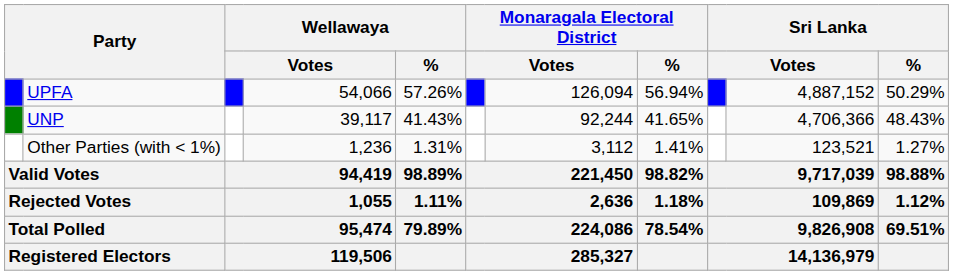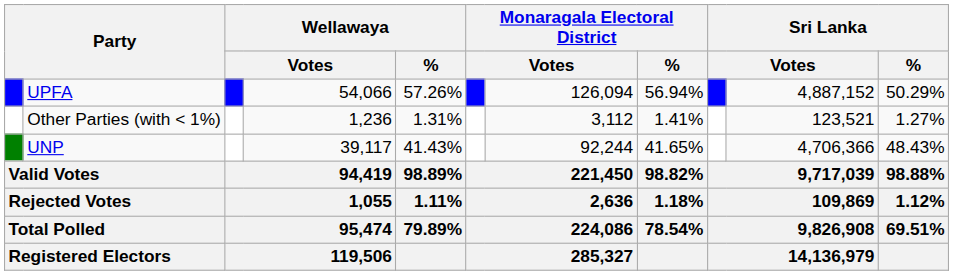rows swapped: (46, 119) <-> (124, 147)
